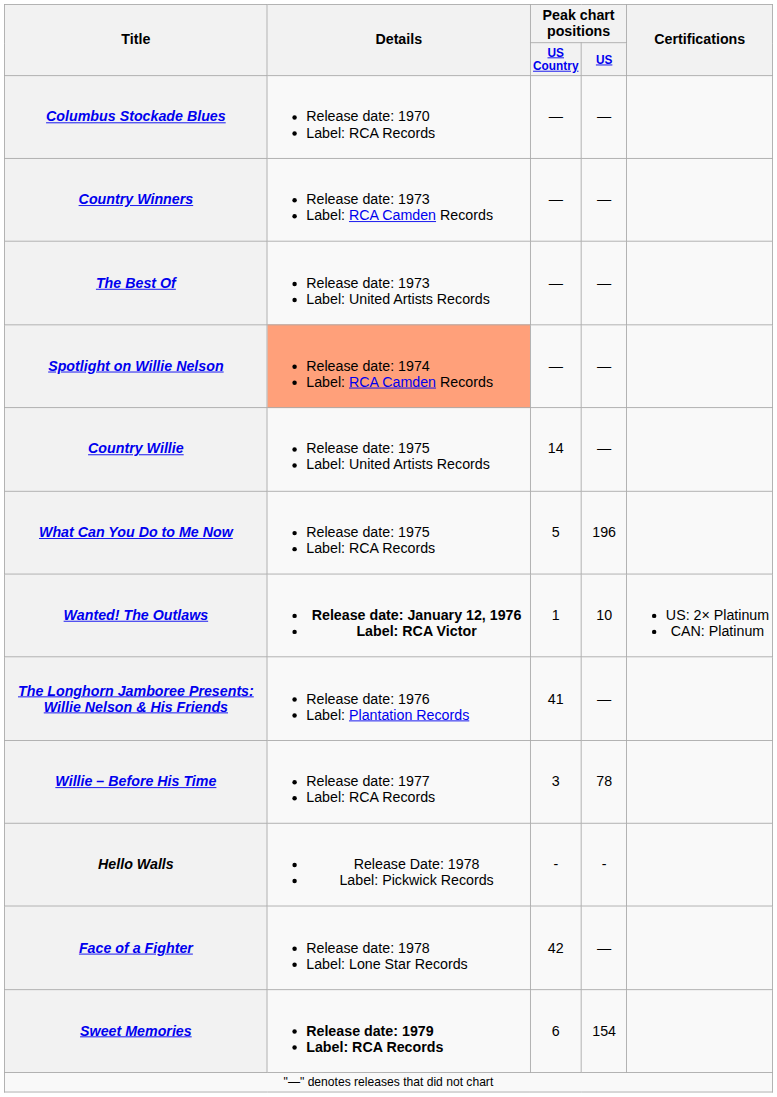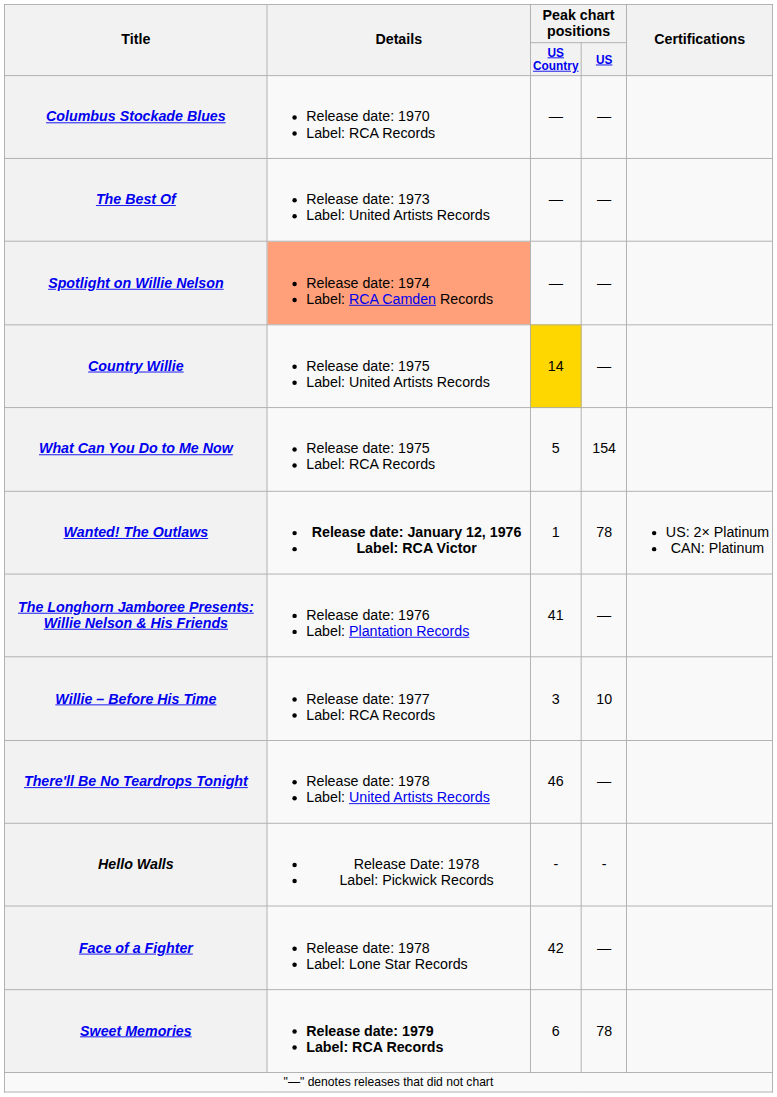- row: (136, 200)
(556, 449) no background -> (556, 366) gold background
(604, 532) 196 -> (604, 449) 154
(604, 615) 10 -> (604, 532) 78
(604, 781) 78 -> (604, 698) 10
+ row: (136, 781)
(604, 1031) 154 -> (604, 1031) 78
